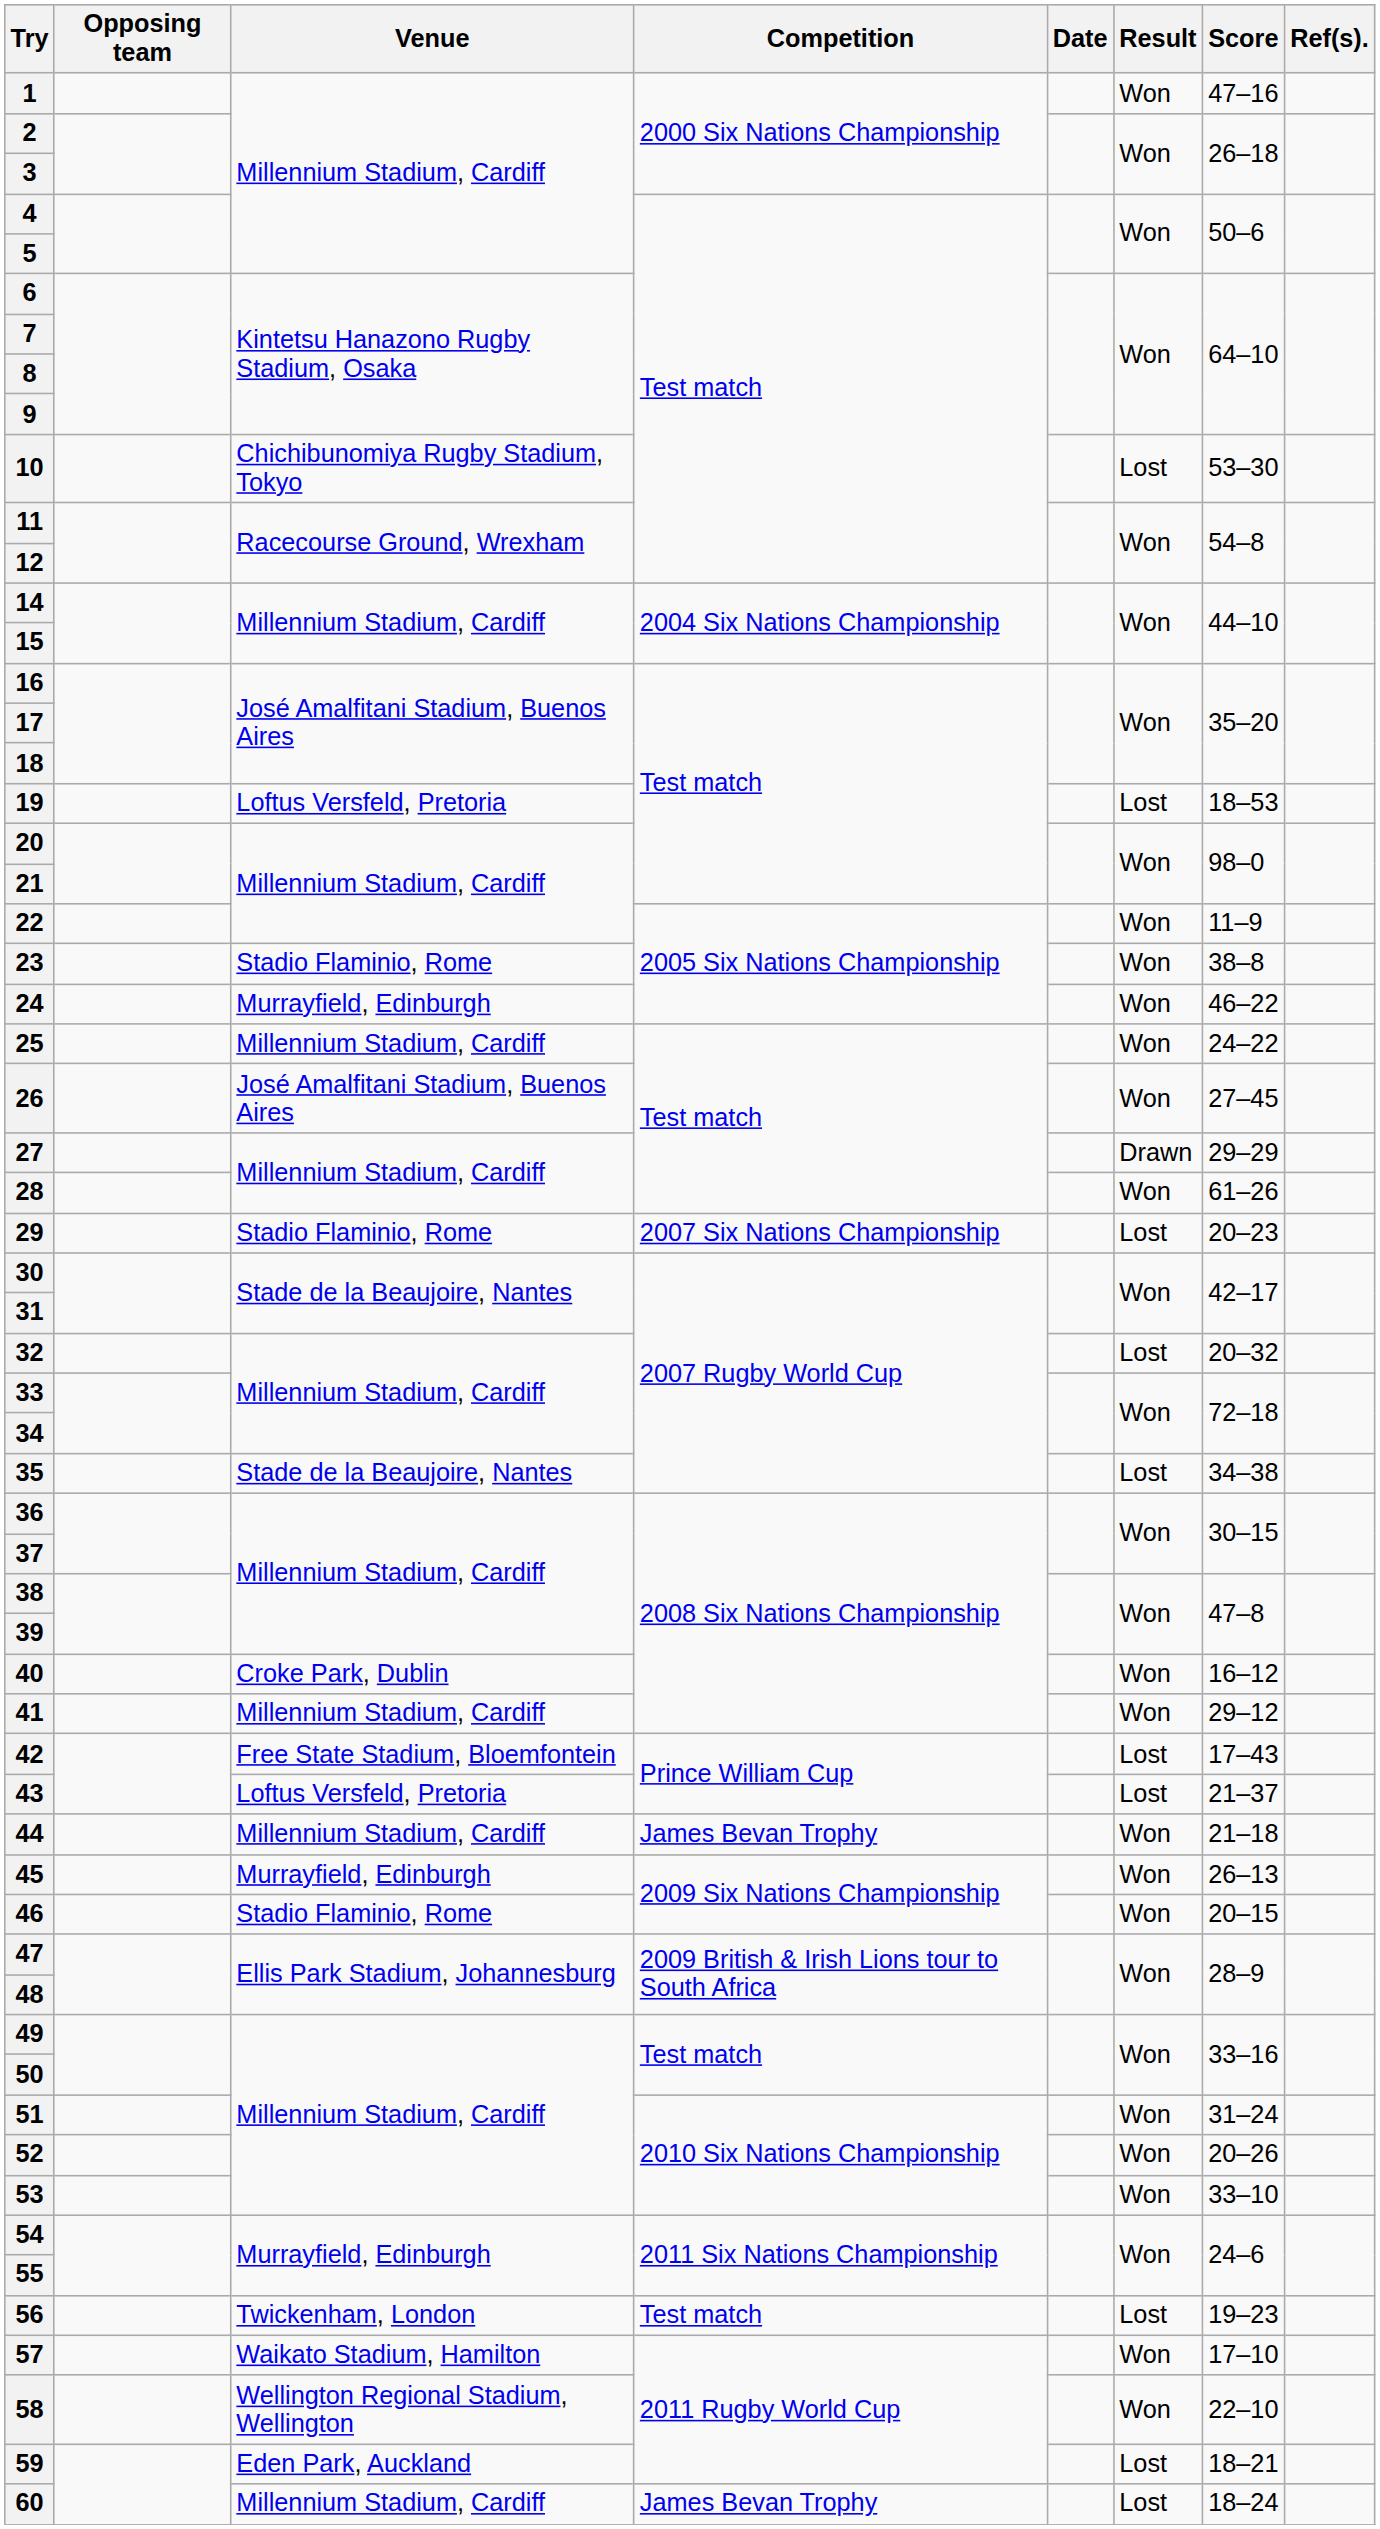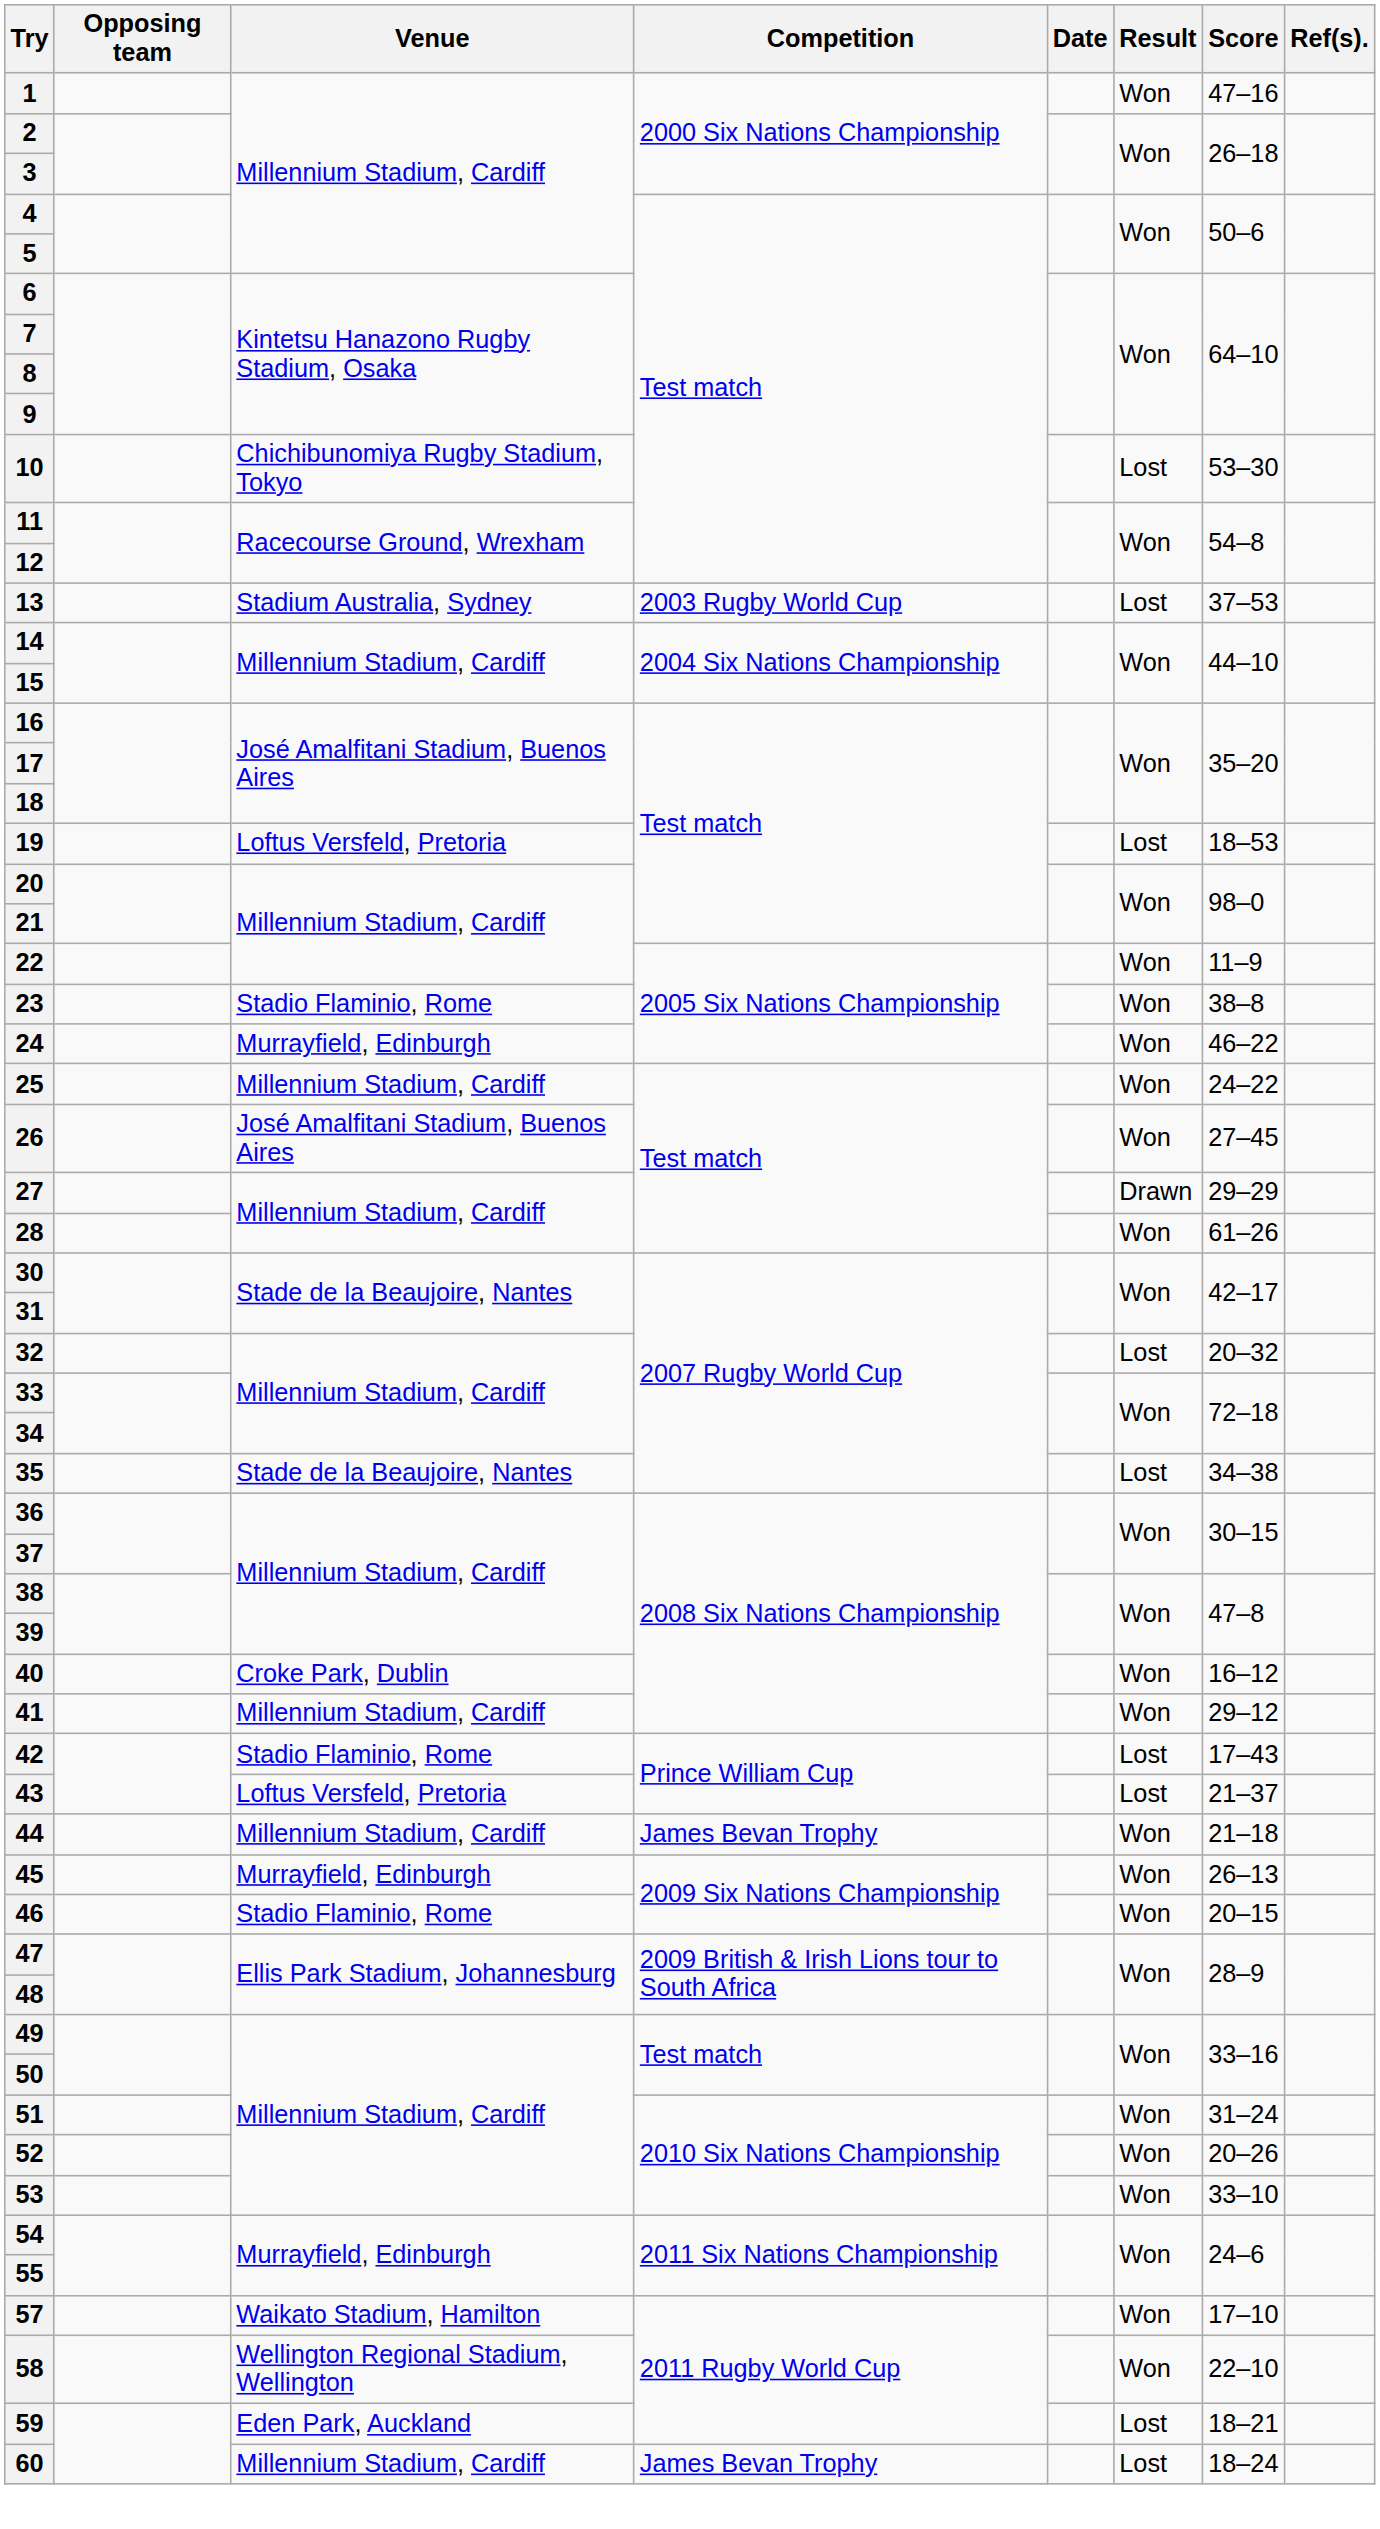+ row: (30, 602)
- row: (30, 1232)
(426, 1753) Free State Stadium, Bloemfontein -> (364, 1753) Stadio Flaminio, Rome
- row: (30, 2314)
